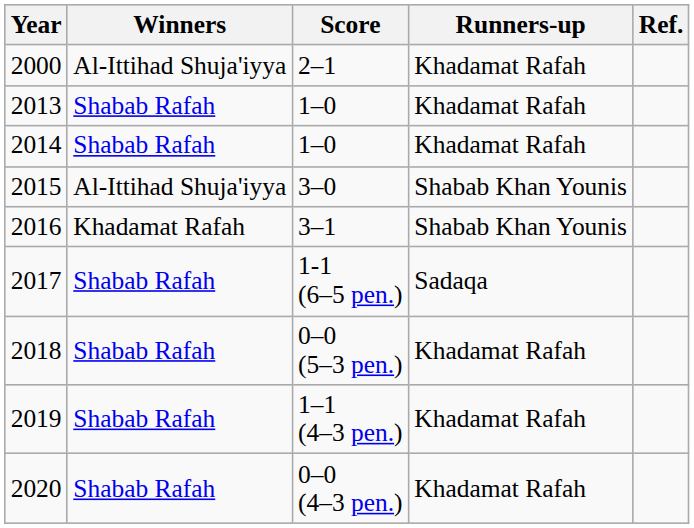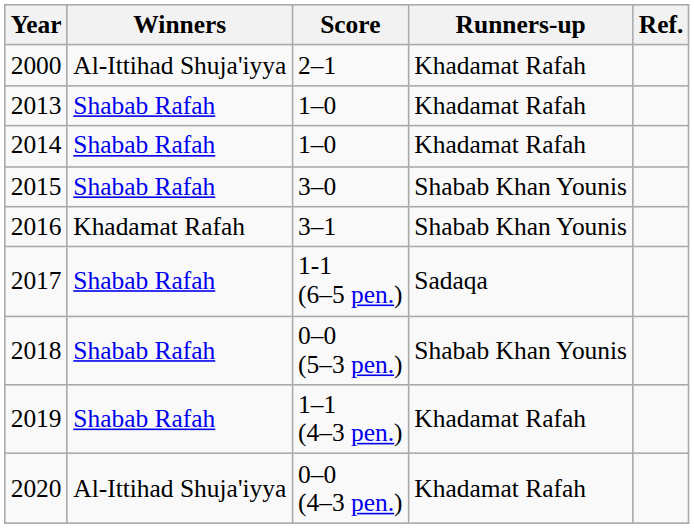(180, 186) Al-Ittihad Shuja'iyya -> (144, 186) Shabab Rafah
(500, 350) Khadamat Rafah -> (521, 350) Shabab Khan Younis
(144, 487) Shabab Rafah -> (180, 487) Al-Ittihad Shuja'iyya
